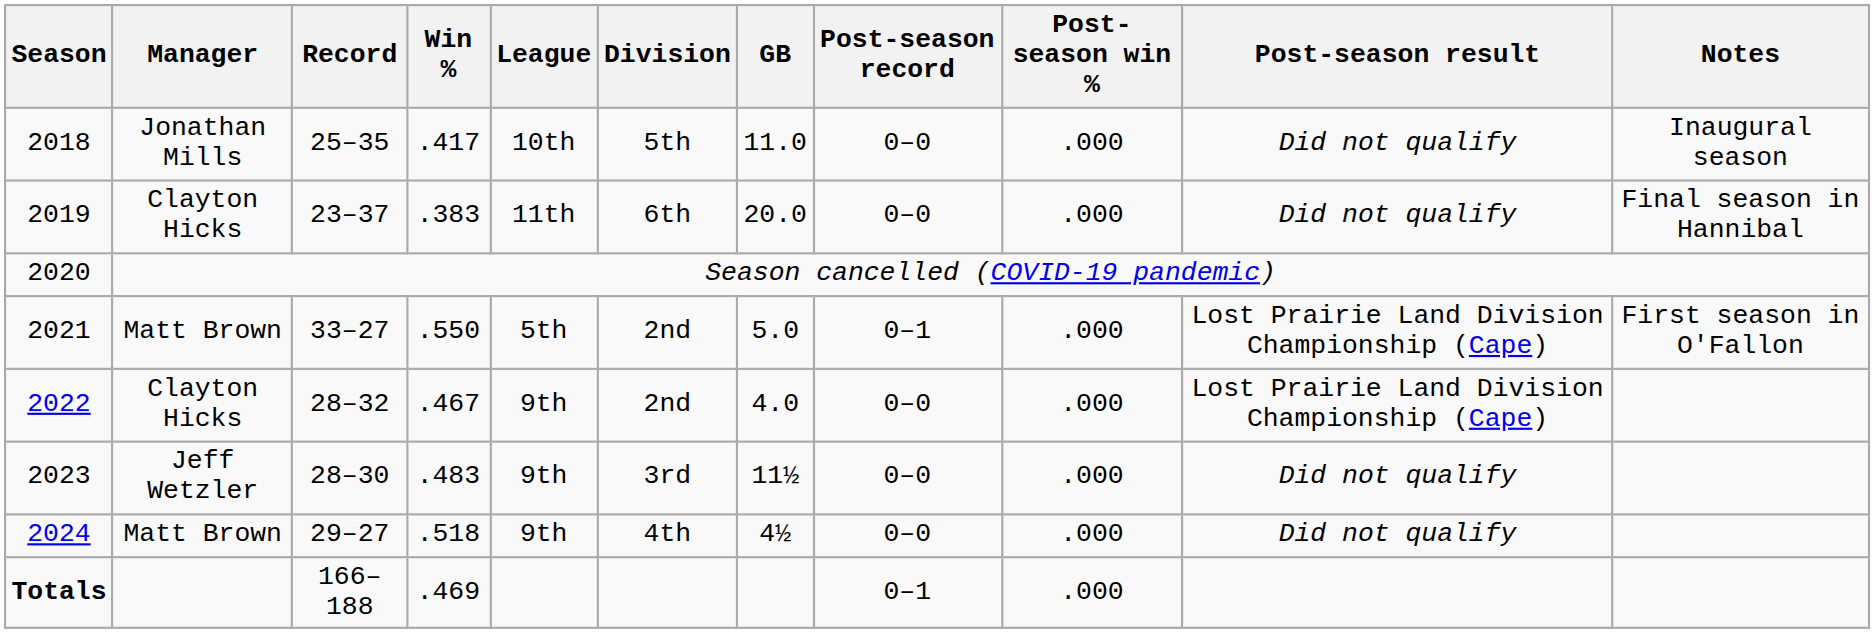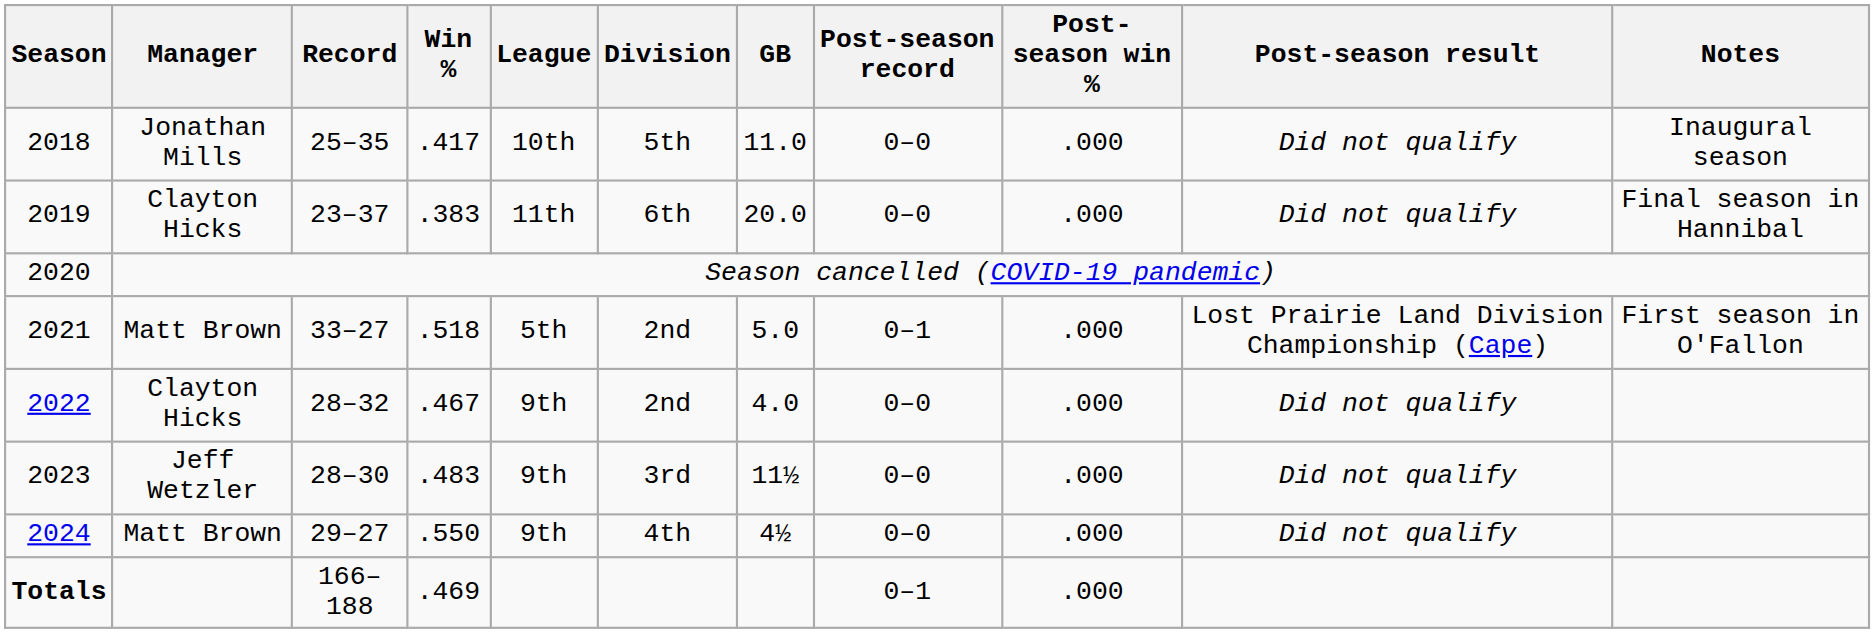(448, 332) .550 -> (448, 332) .518
(1398, 405) Lost Prairie Land Division Championship (Cape) -> (1398, 405) Did not qualify
(448, 535) .518 -> (448, 535) .550
